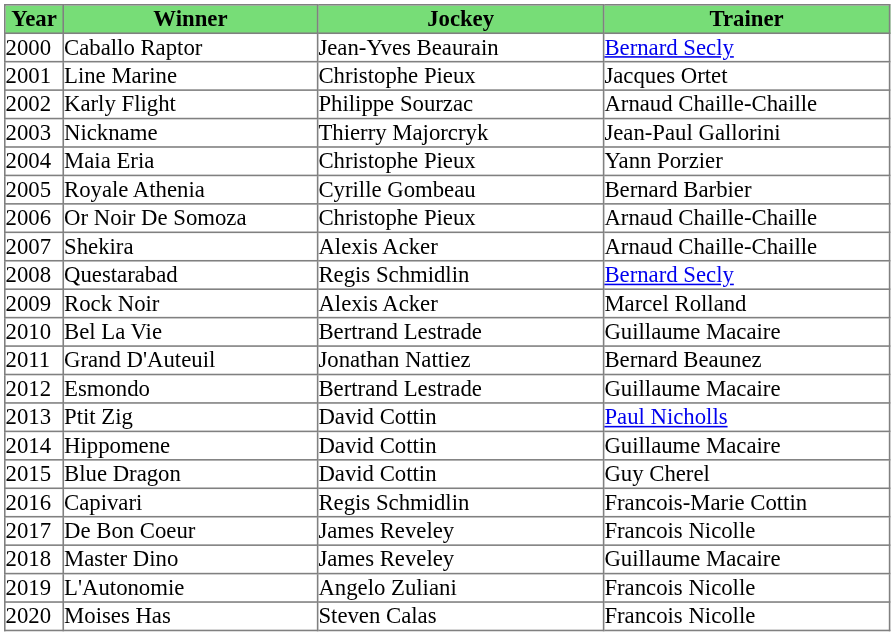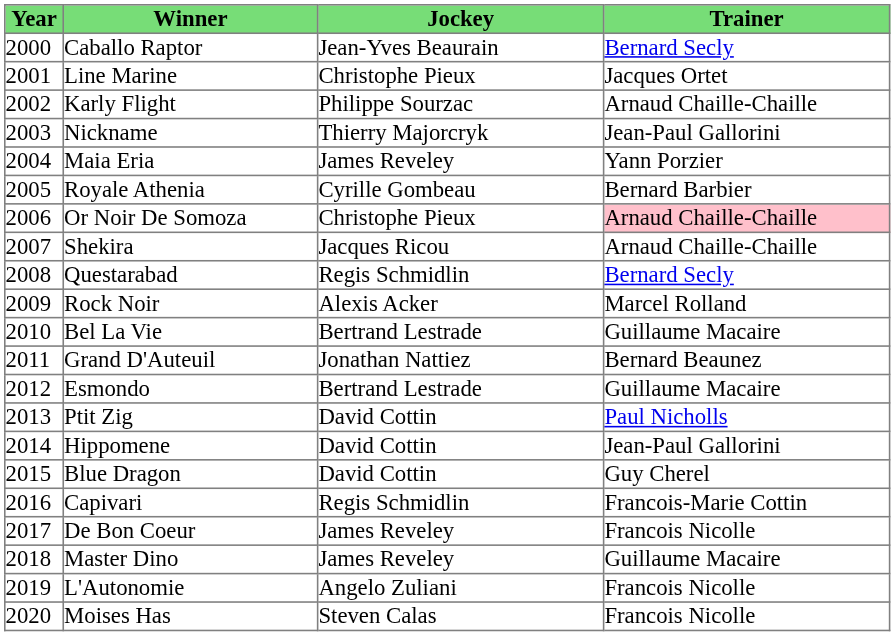(397, 160) Christophe Pieux -> (386, 160) James Reveley
(711, 217) no background -> (711, 217) pink background
(378, 246) Alexis Acker -> (384, 246) Jacques Ricou
(692, 445) Guillaume Macaire -> (692, 445) Jean-Paul Gallorini
